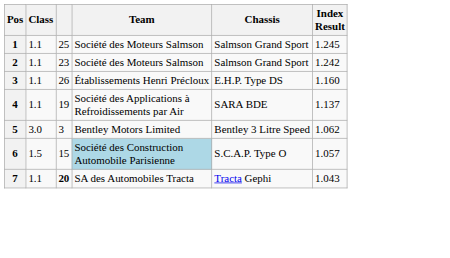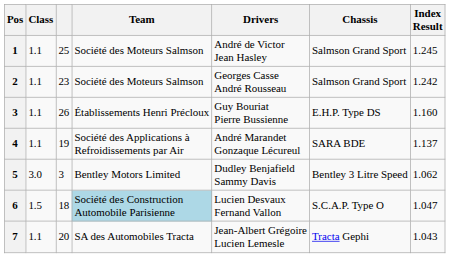+ column: (261, 20)
(64, 154) 15 -> (64, 206) 18
(327, 154) 1.057 -> (425, 206) 1.047
(64, 178) bold -> (64, 237) normal
